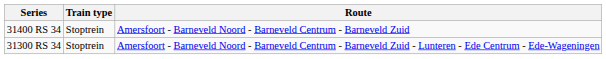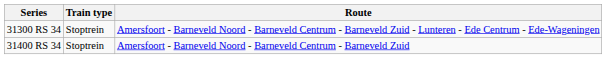rows swapped: (34, 45) <-> (34, 29)
